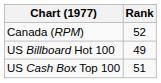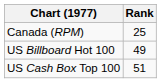(140, 31) 52 -> (140, 31) 25
